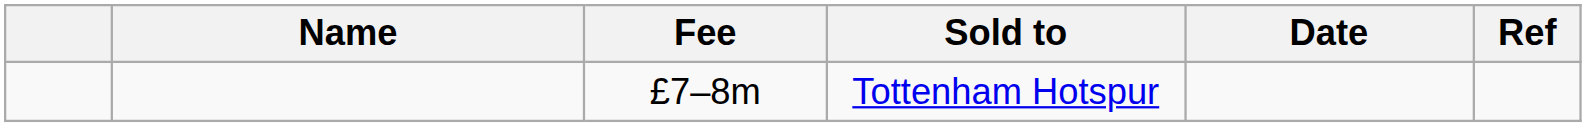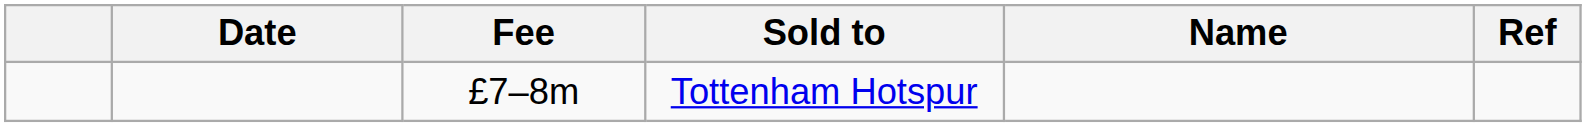columns swapped: (348, 33) <-> (1329, 33)
